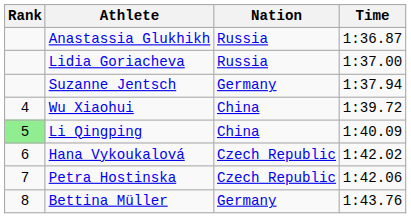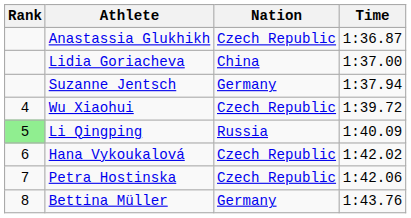(243, 39) Russia -> (277, 39) Czech Republic
(243, 62) Russia -> (238, 62) China
(238, 108) China -> (277, 108) Czech Republic
(238, 132) China -> (243, 132) Russia
